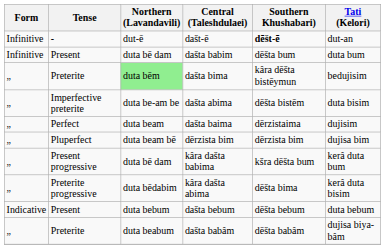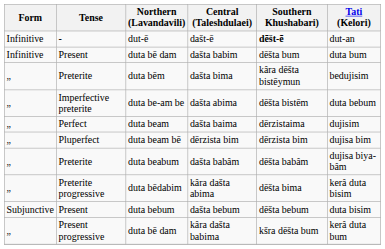(141, 76) lightgreen background -> (146, 76) no background
(348, 103) duta bisim -> (353, 103) duta bebum
rows swapped: (205, 161) <-> (210, 231)
(26, 209) Indicative -> (30, 209) Subjunctive
(351, 209) duta bebum -> (350, 209) duta bisim
